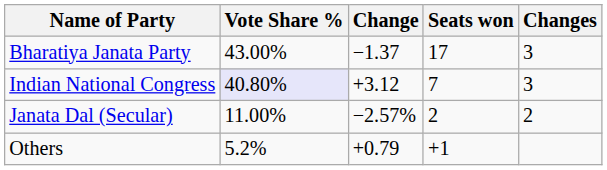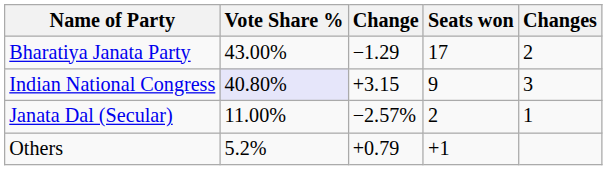(376, 52) −1.37 -> (376, 52) −1.29
(528, 52) 3 -> (528, 52) 2
(376, 84) +3.12 -> (376, 84) +3.15
(433, 84) 7 -> (433, 84) 9
(528, 116) 2 -> (528, 116) 1
